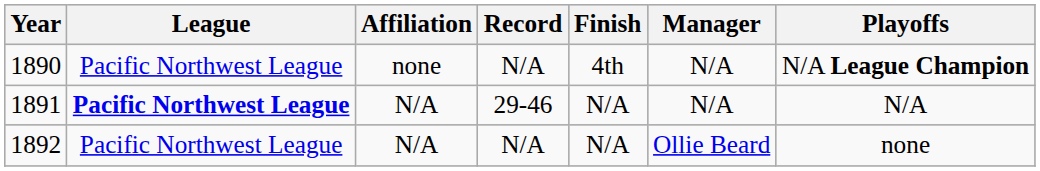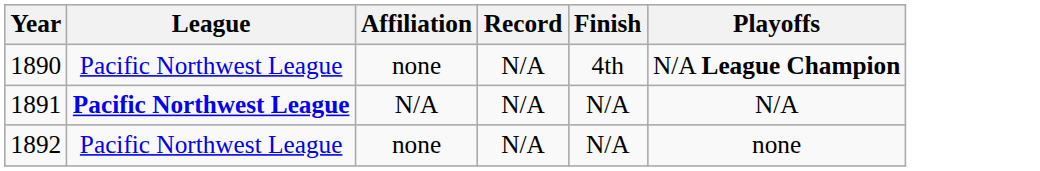- column: (712, 24)
(523, 104) 29-46 -> (523, 104) N/A
(417, 144) N/A -> (417, 144) none
